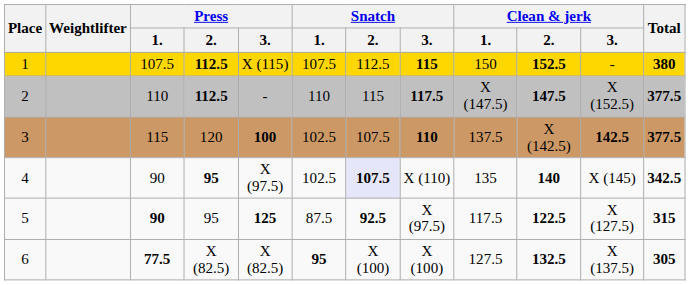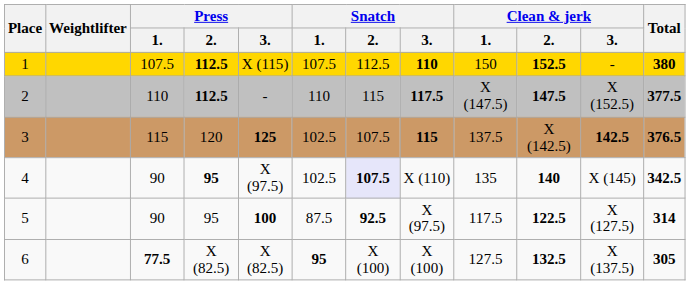(427, 64) 115 -> (427, 64) 110
(265, 137) 100 -> (265, 137) 125
(427, 137) 110 -> (427, 137) 115
(664, 137) 377.5 -> (664, 137) 376.5
(157, 218) bold -> (157, 218) normal
(265, 218) 125 -> (265, 218) 100
(664, 218) 315 -> (664, 218) 314
